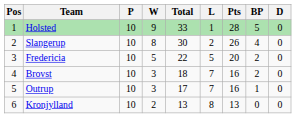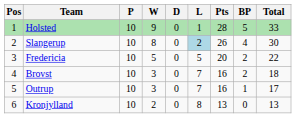columns swapped: (280, 12) <-> (183, 12)
(211, 43) no background -> (199, 43) lightblue background
